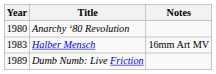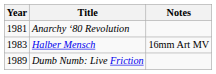(17, 28) 1980 -> (17, 28) 1981
